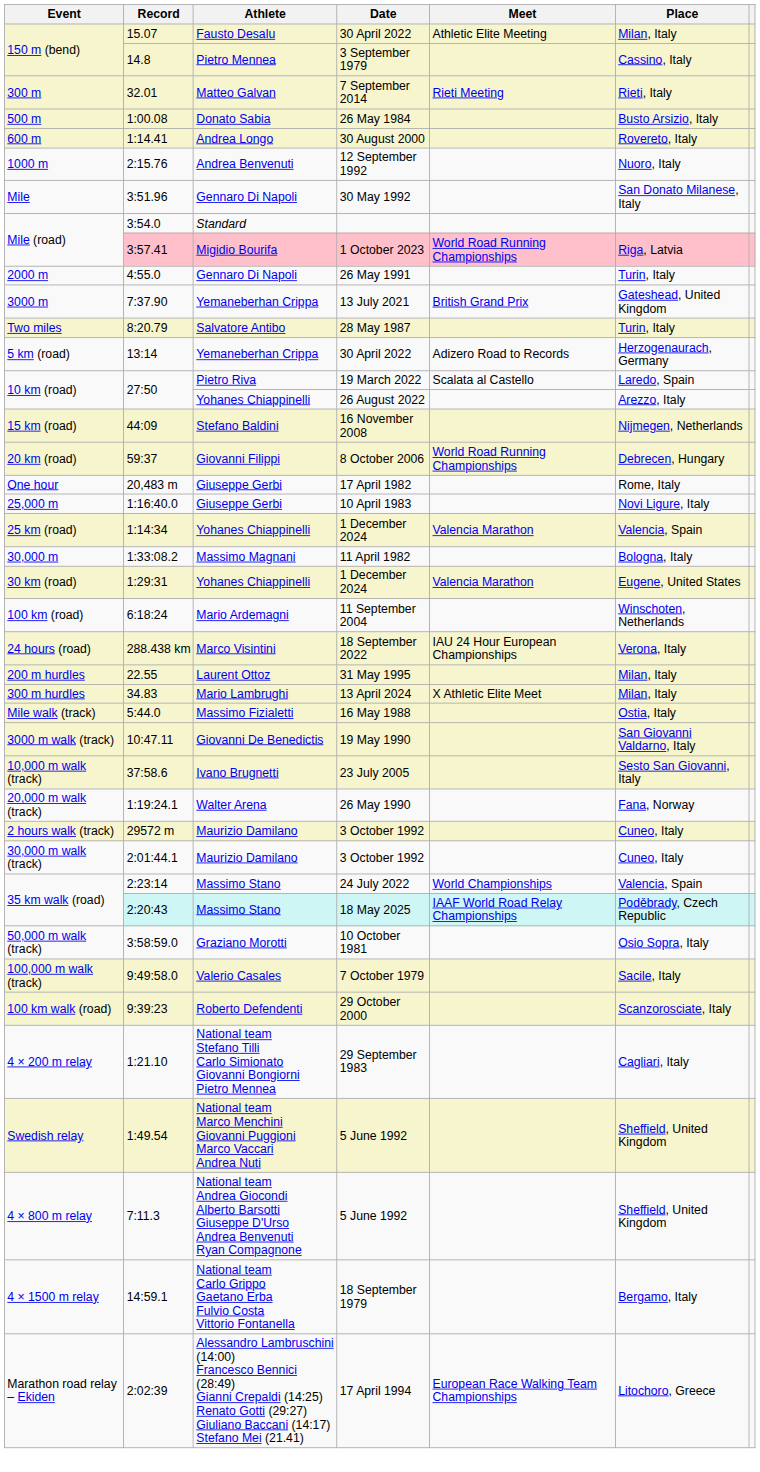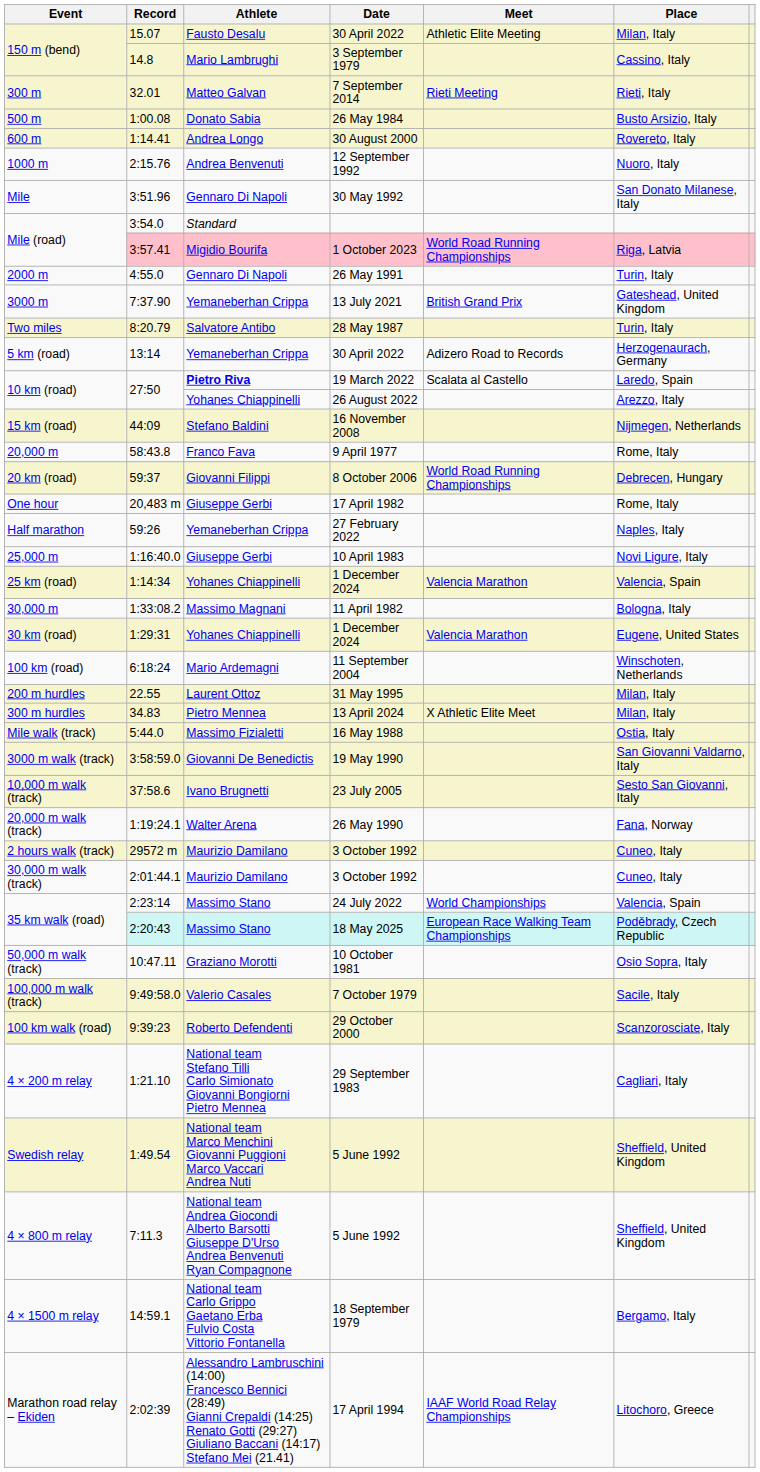(236, 60) Pietro Mennea -> (232, 60) Mario Lambrughi
(226, 380) normal -> (218, 380) bold
+ row: (33, 452)
+ row: (46, 530)
- row: (49, 649)
(242, 694) Mario Lambrughi -> (226, 713) Pietro Mennea
(150, 740) 10:47.11 -> (155, 759) 3:58:59.0
(497, 910) IAAF World Road Relay Championships -> (509, 929) European Race Walking Team Championships
(152, 943) 3:58:59.0 -> (153, 962) 10:47.11
(515, 1391) European Race Walking Team Championships -> (491, 1410) IAAF World Road Relay Championships
